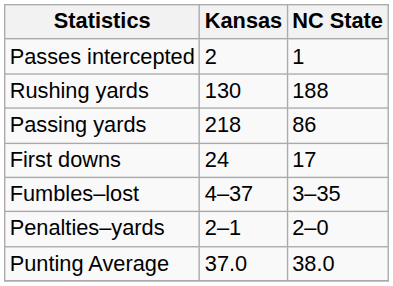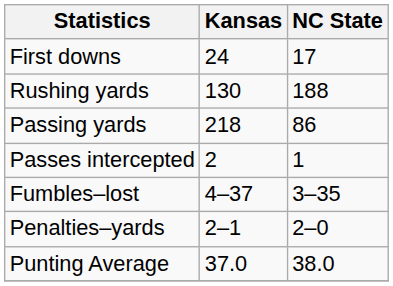rows swapped: (65, 159) <-> (102, 56)
